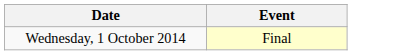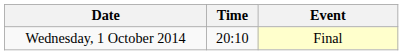+ column: (232, 15)
